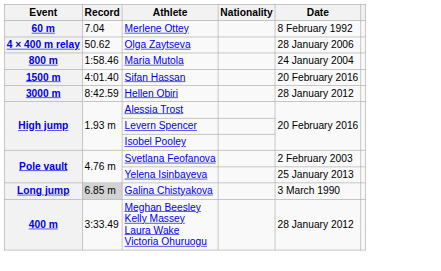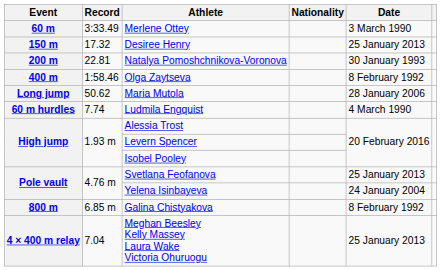(95, 28) 7.04 -> (102, 28) 3:33.49
(315, 28) 8 February 1992 -> (380, 28) 3 March 1990
+ row: (157, 45)
+ row: (206, 61)
(43, 45) 4 × 400 m relay -> (43, 77) 400 m
(97, 45) 50.62 -> (102, 77) 1:58.46
(316, 45) 28 January 2006 -> (386, 77) 8 February 1992
(43, 61) 800 m -> (43, 93) Long jump
(102, 61) 1:58.46 -> (97, 93) 50.62
(316, 61) 24 January 2004 -> (387, 93) 28 January 2006
- row: (155, 77)
- row: (151, 93)
+ row: (164, 110)
(315, 158) 2 February 2003 -> (387, 175) 25 January 2013
(316, 175) 25 January 2013 -> (387, 191) 24 January 2004
(43, 191) Long jump -> (43, 207) 800 m
(100, 191) lightgrey background -> (100, 207) no background
(309, 191) 3 March 1990 -> (386, 207) 8 February 1992
(43, 224) 400 m -> (43, 241) 4 × 400 m relay
(102, 224) 3:33.49 -> (95, 241) 7.04
(316, 224) 28 January 2012 -> (387, 241) 25 January 2013
